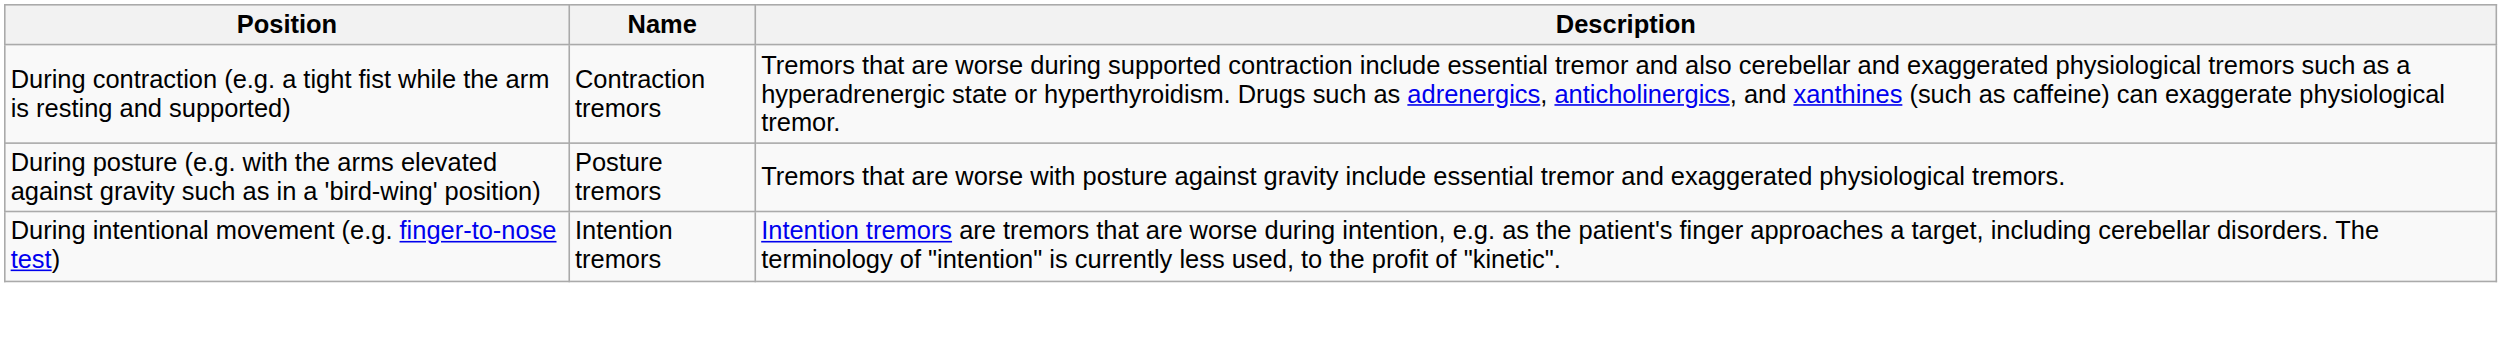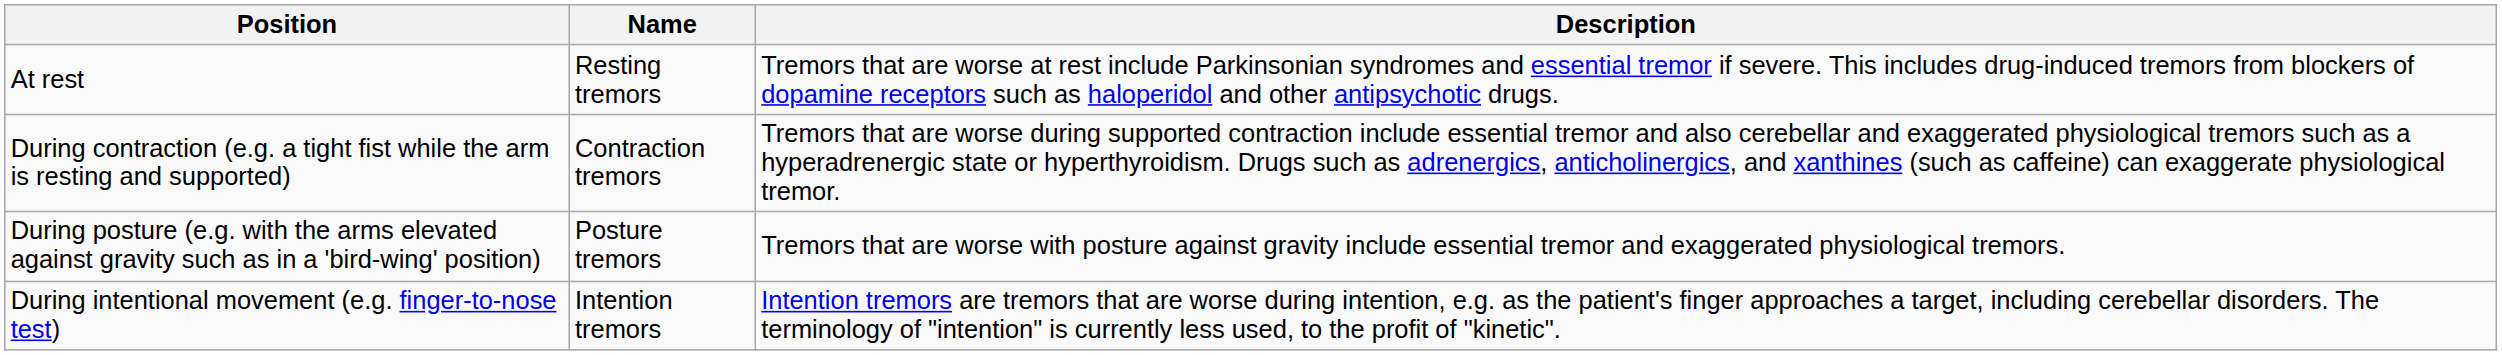+ row: (47, 79)
